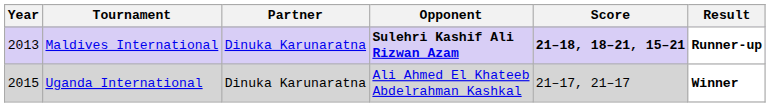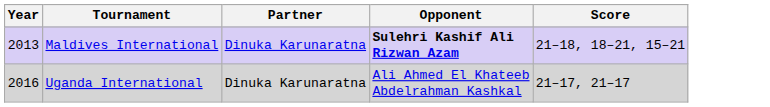- column: (727, 15)
(610, 45) bold -> (610, 45) normal
(23, 83) 2015 -> (23, 83) 2016
